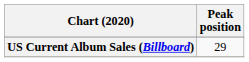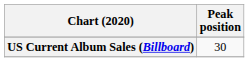(220, 47) 29 -> (220, 47) 30
